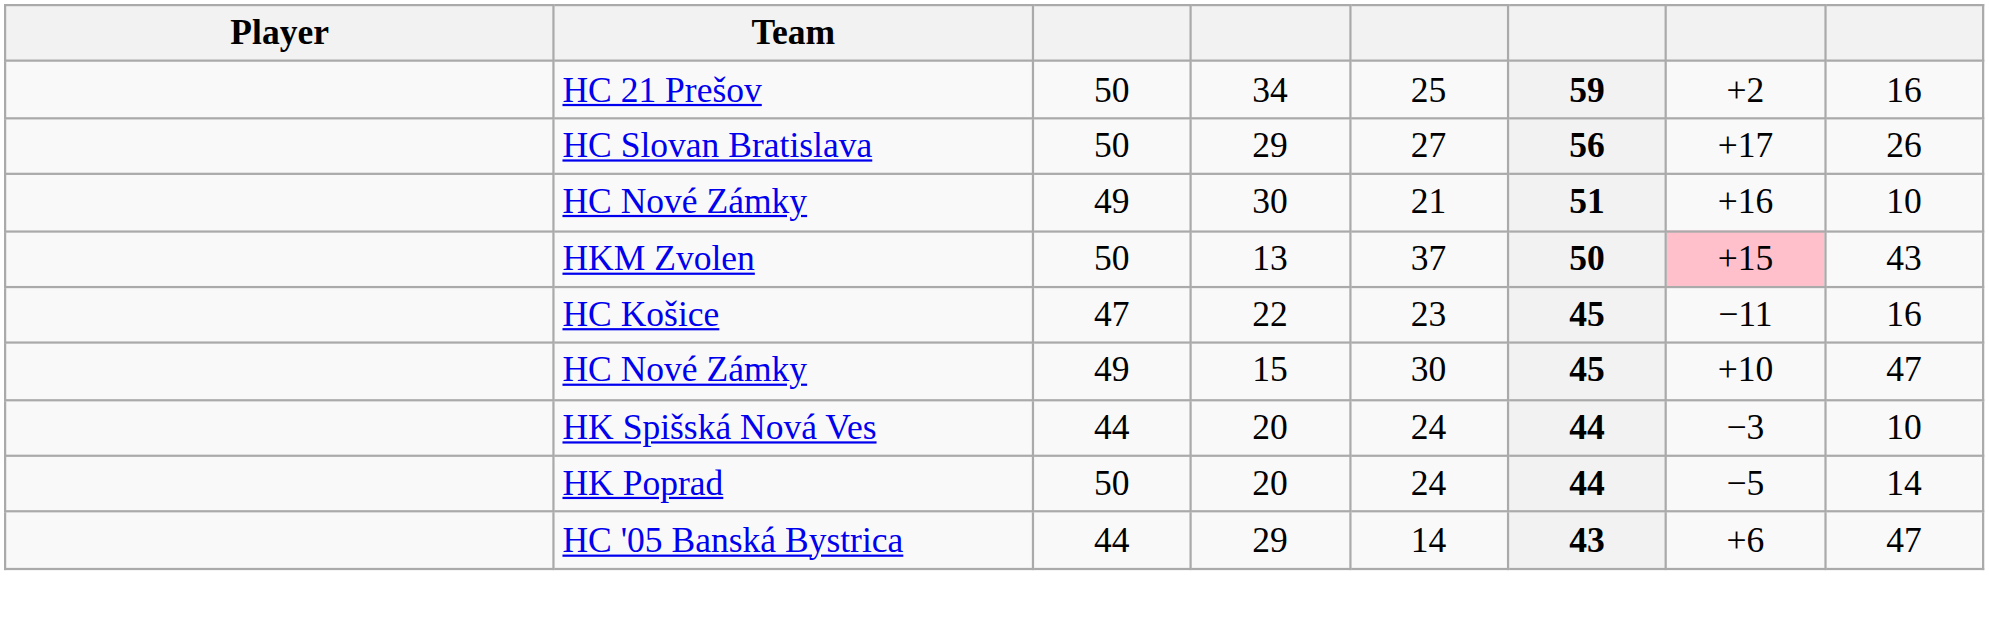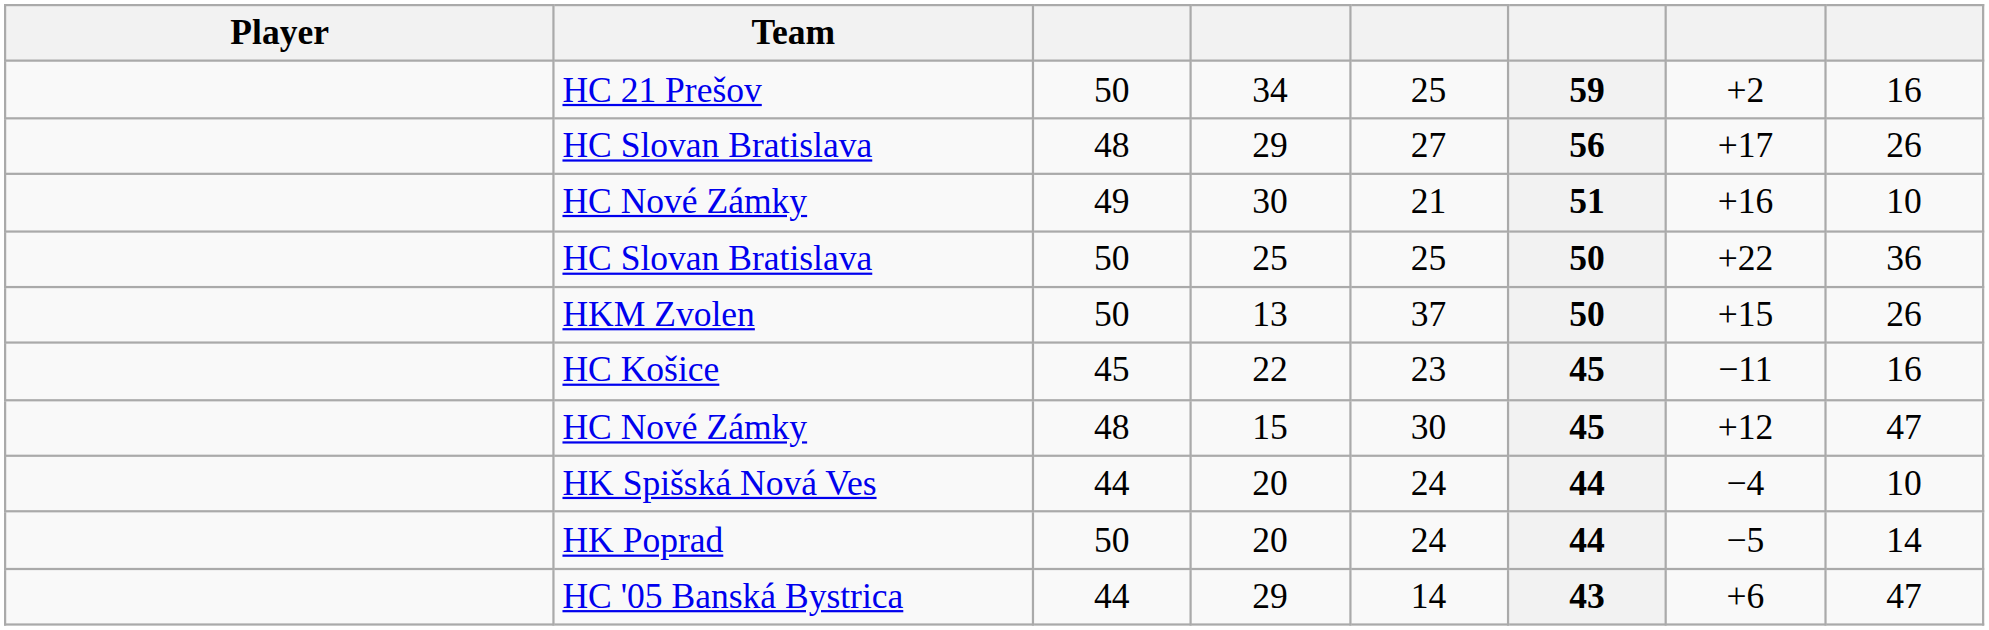(1112, 145) 50 -> (1112, 145) 48
+ row: (717, 257)
(1745, 257) pink background -> (1745, 314) no background
(1904, 257) 43 -> (1904, 314) 26
(1112, 314) 47 -> (1112, 370) 45
(1112, 370) 49 -> (1112, 426) 48
(1745, 370) +10 -> (1745, 426) +12
(1745, 426) −3 -> (1745, 483) −4
